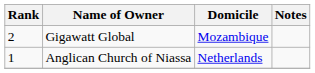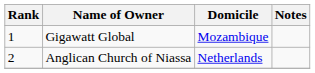(11, 36) 2 -> (11, 36) 1
(11, 57) 1 -> (11, 57) 2
